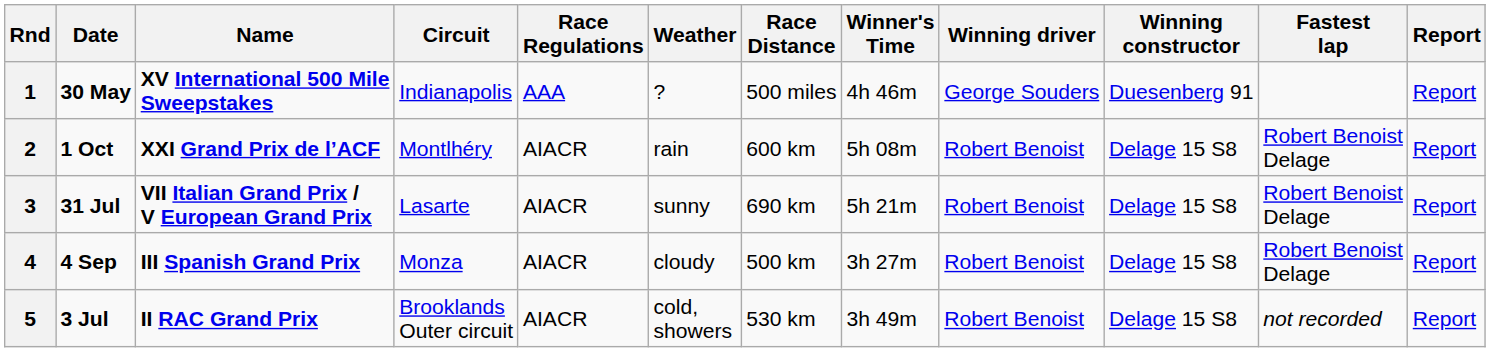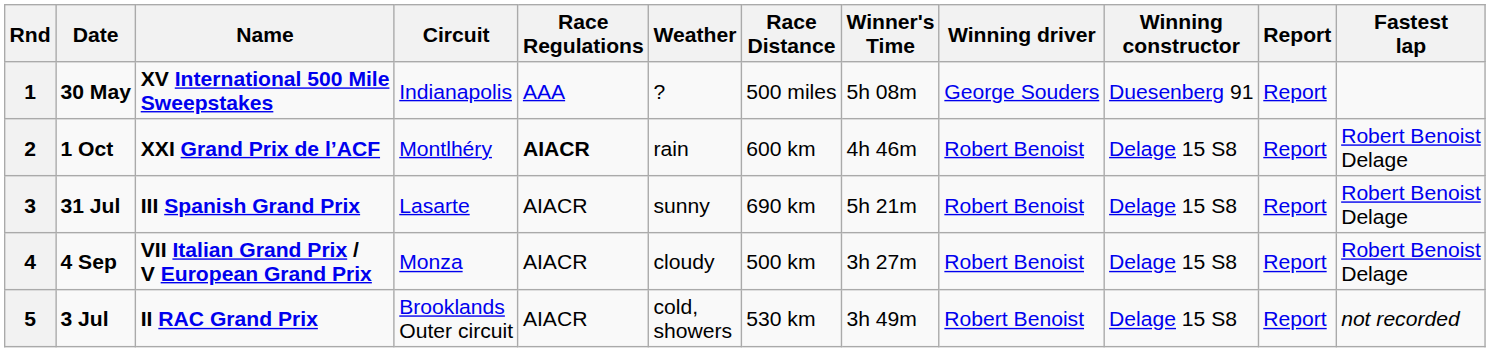columns swapped: (1333, 33) <-> (1447, 33)
(882, 90) 4h 46m -> (882, 90) 5h 08m
(555, 148) normal -> (556, 148) bold
(882, 148) 5h 08m -> (882, 148) 4h 46m
(256, 205) VII Italian Grand Prix / V European Grand Prix -> (250, 205) III Spanish Grand Prix
(250, 262) III Spanish Grand Prix -> (256, 262) VII Italian Grand Prix / V European Grand Prix
